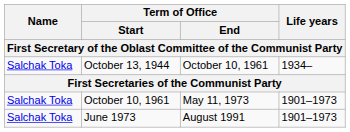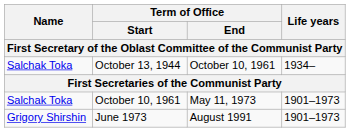(40, 118) Salchak Toka -> (46, 118) Grigory Shirshin
